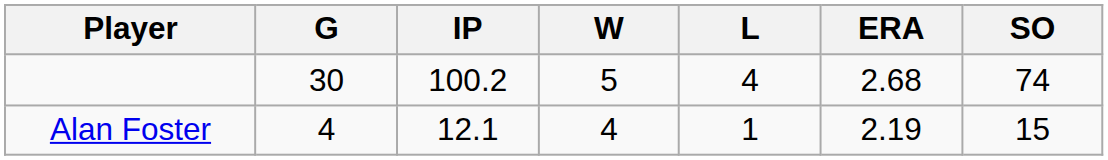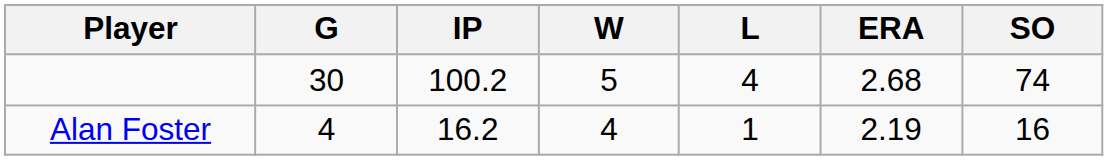(468, 129) 12.1 -> (468, 129) 16.2
(1032, 129) 15 -> (1032, 129) 16
